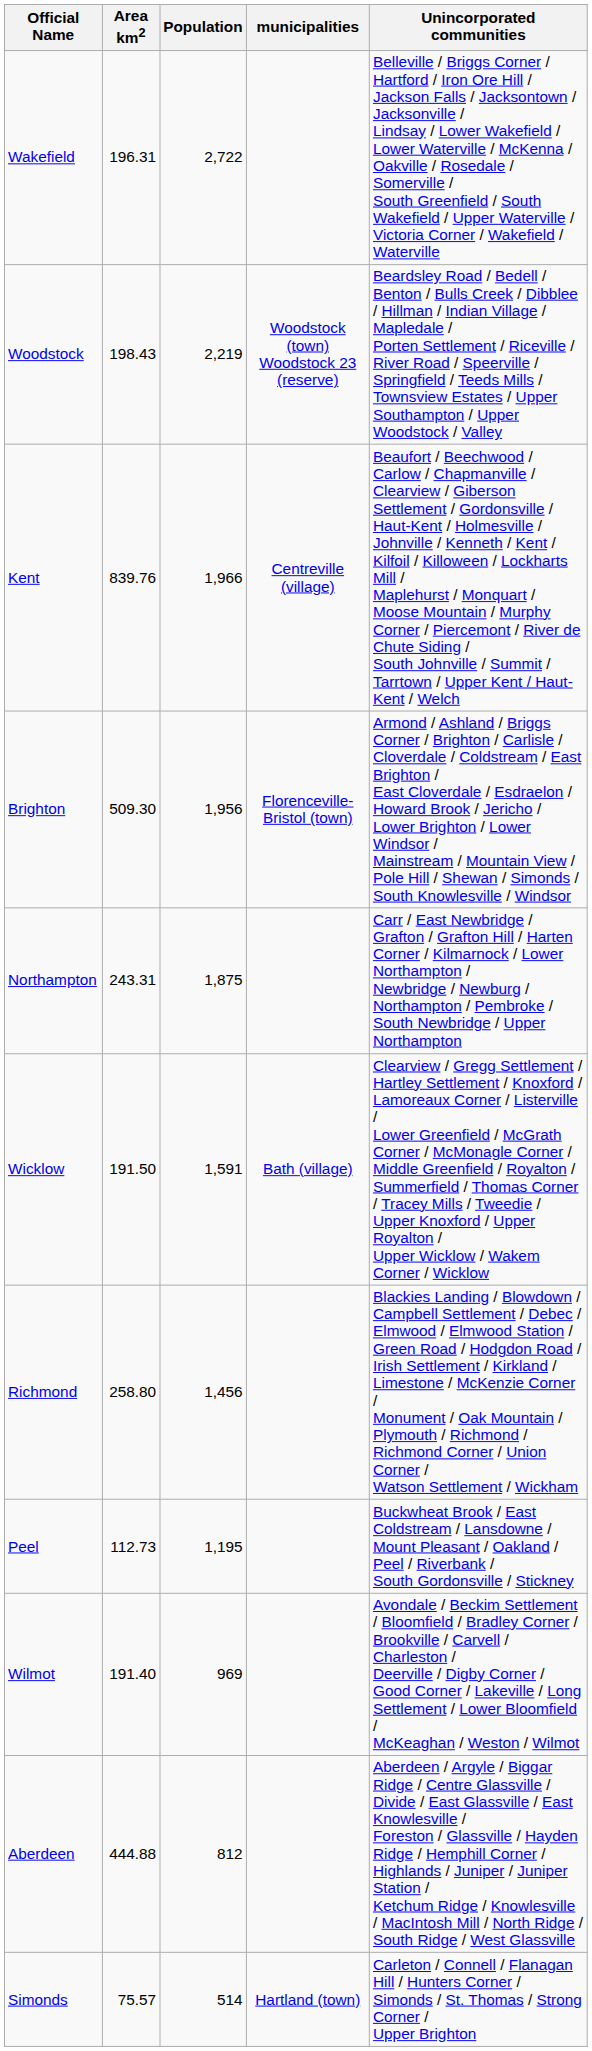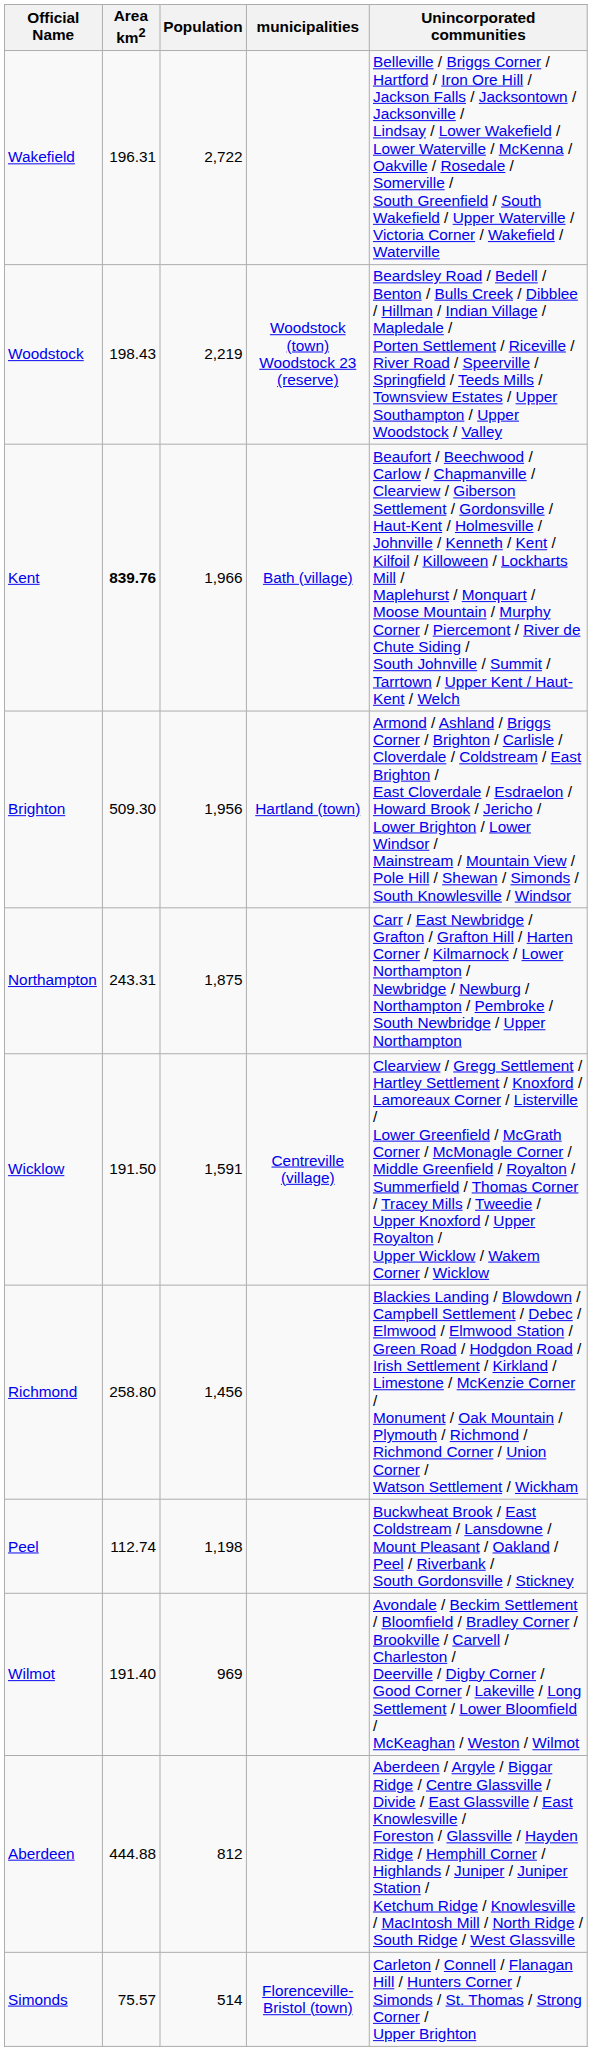(133, 577) normal -> (133, 577) bold
(308, 577) Centreville (village) -> (308, 577) Bath (village)
(308, 809) Florenceville-Bristol (town) -> (308, 809) Hartland (town)
(308, 1169) Bath (village) -> (308, 1169) Centreville (village)
(133, 1546) 112.73 -> (133, 1546) 112.74
(223, 1546) 1,195 -> (223, 1546) 1,198
(308, 1999) Hartland (town) -> (308, 1999) Florenceville-Bristol (town)
